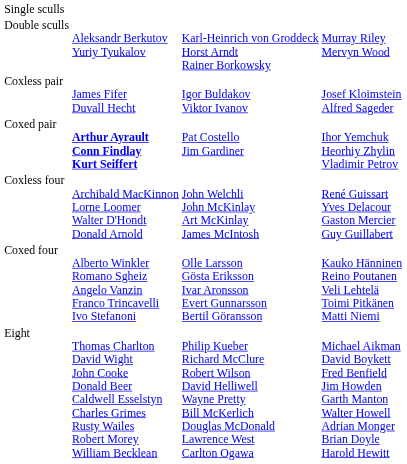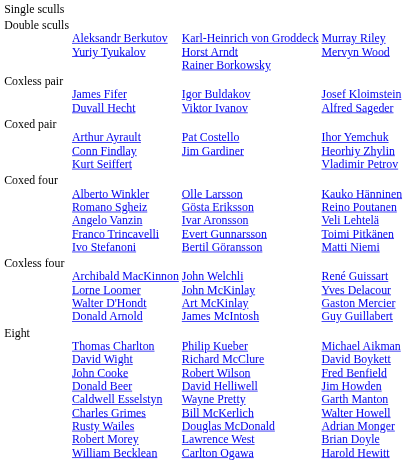(110, 151) bold -> (106, 151) normal
rows swapped: (34, 180) <-> (31, 250)
